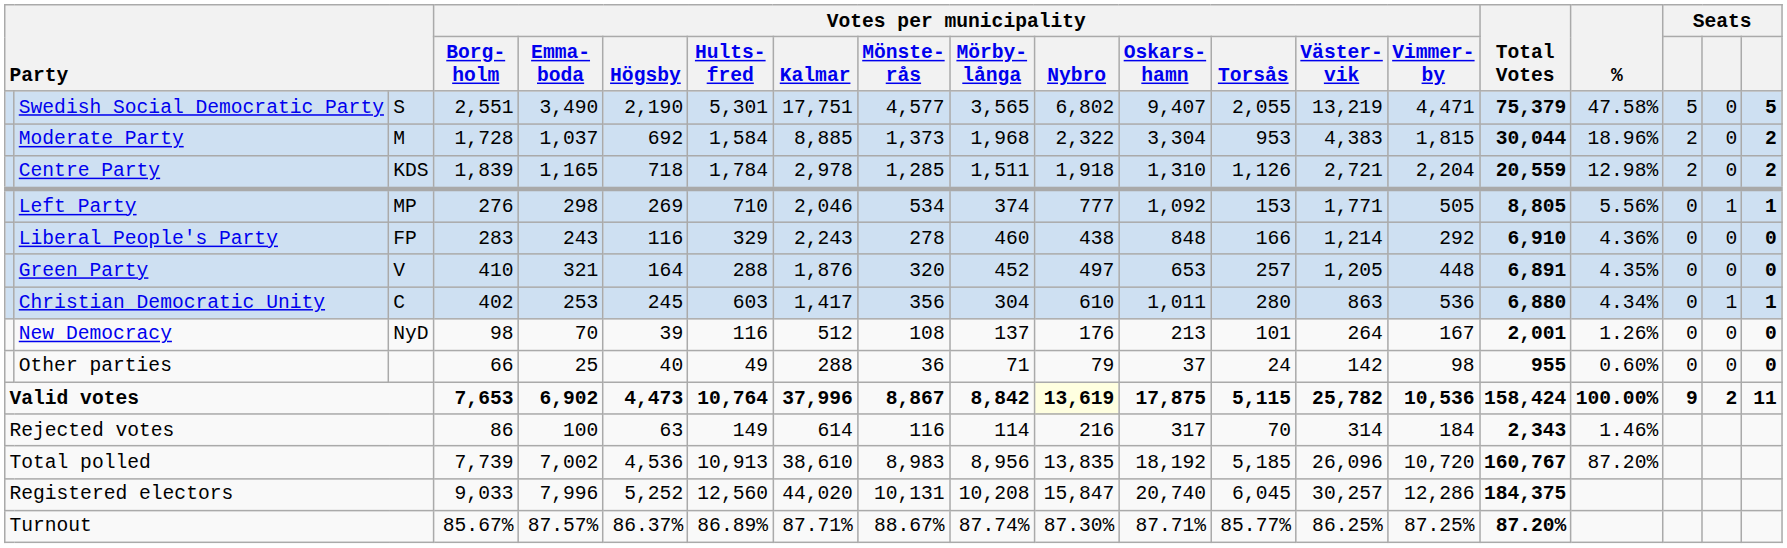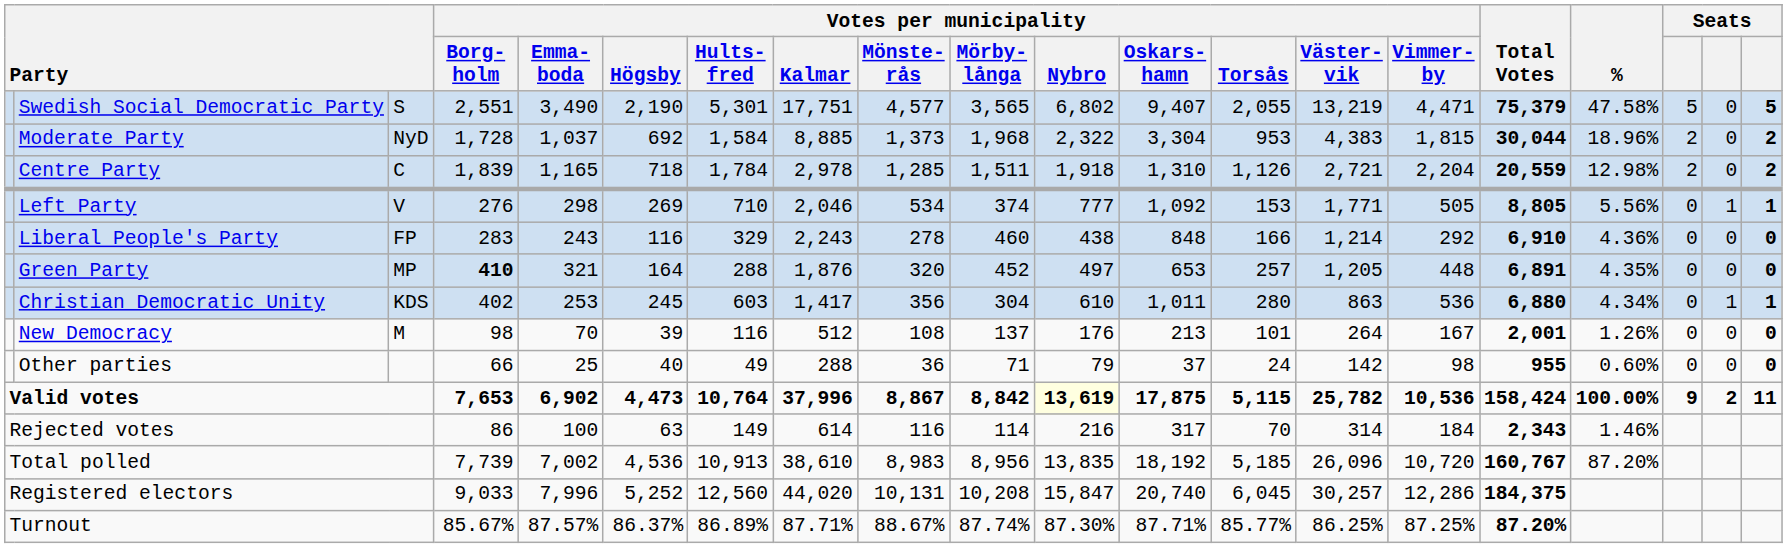(399, 139) M -> (411, 139) NyD
(411, 171) KDS -> (399, 171) C
(405, 206) MP -> (399, 206) V
(399, 270) V -> (405, 270) MP
(496, 270) normal -> (496, 270) bold
(399, 302) C -> (411, 302) KDS
(411, 334) NyD -> (399, 334) M
